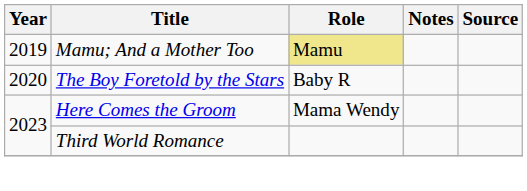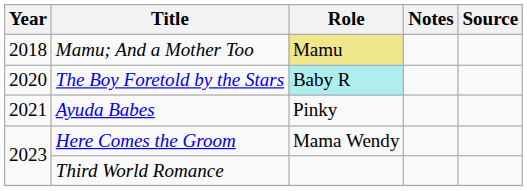(28, 49) 2019 -> (28, 49) 2018
(322, 79) no background -> (322, 79) paleturquoise background
+ row: (105, 110)
